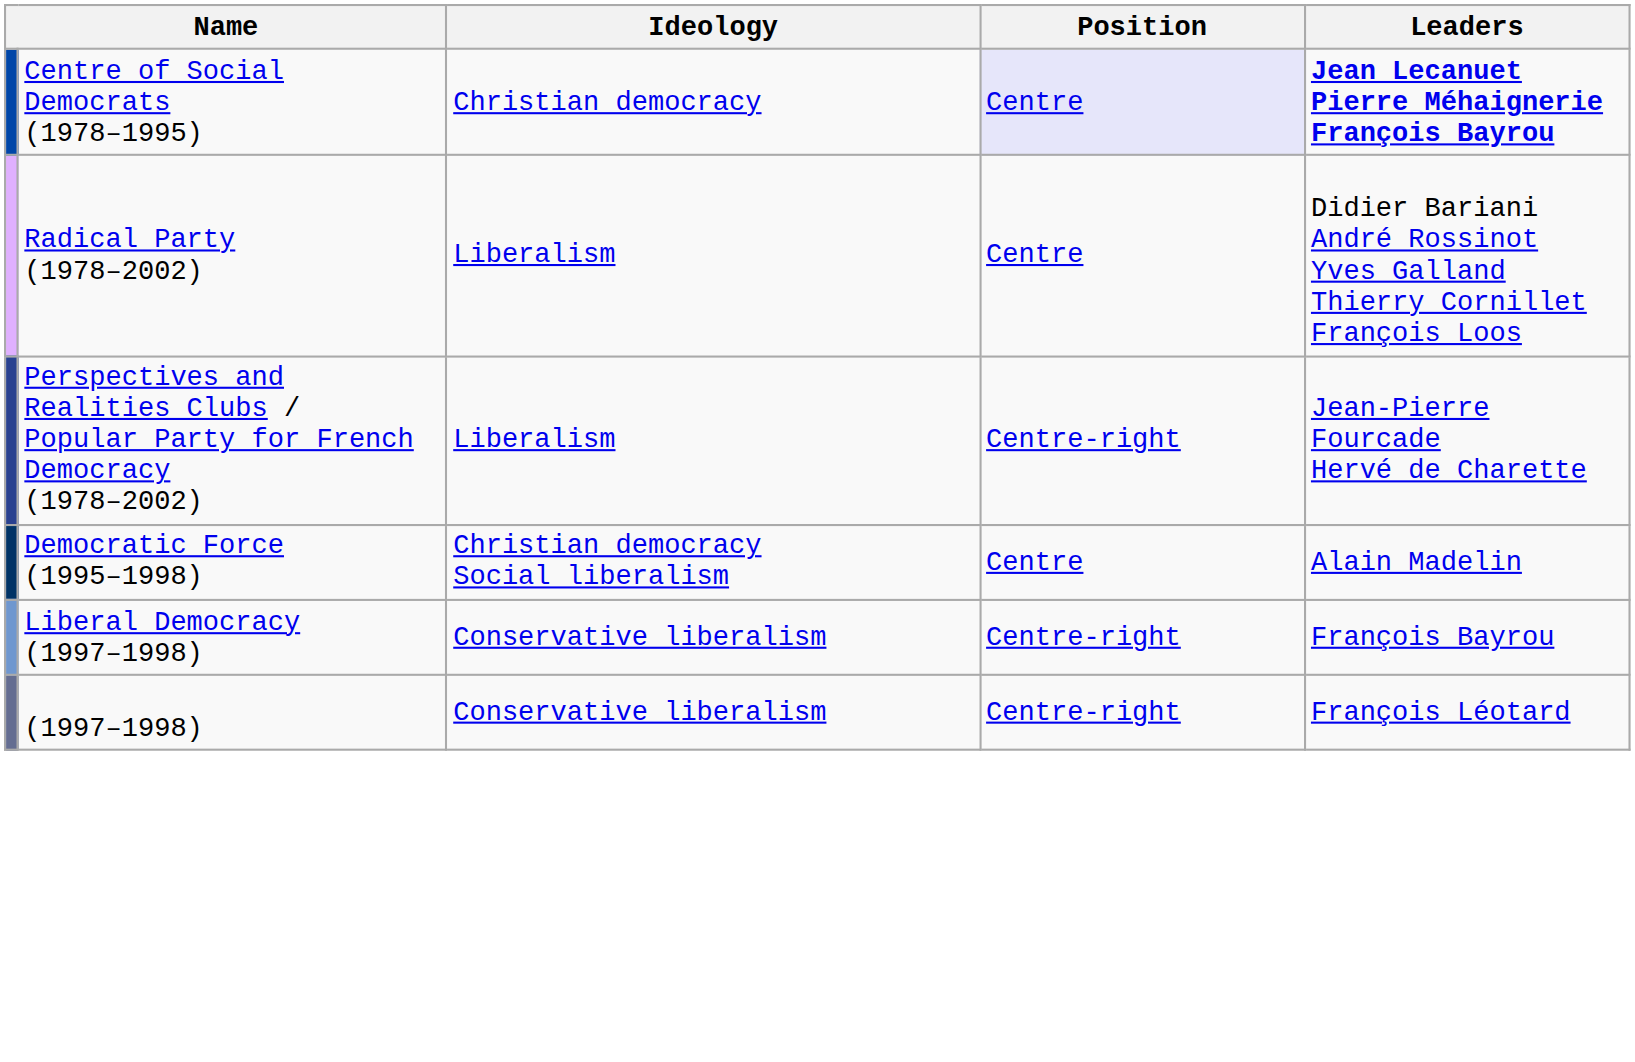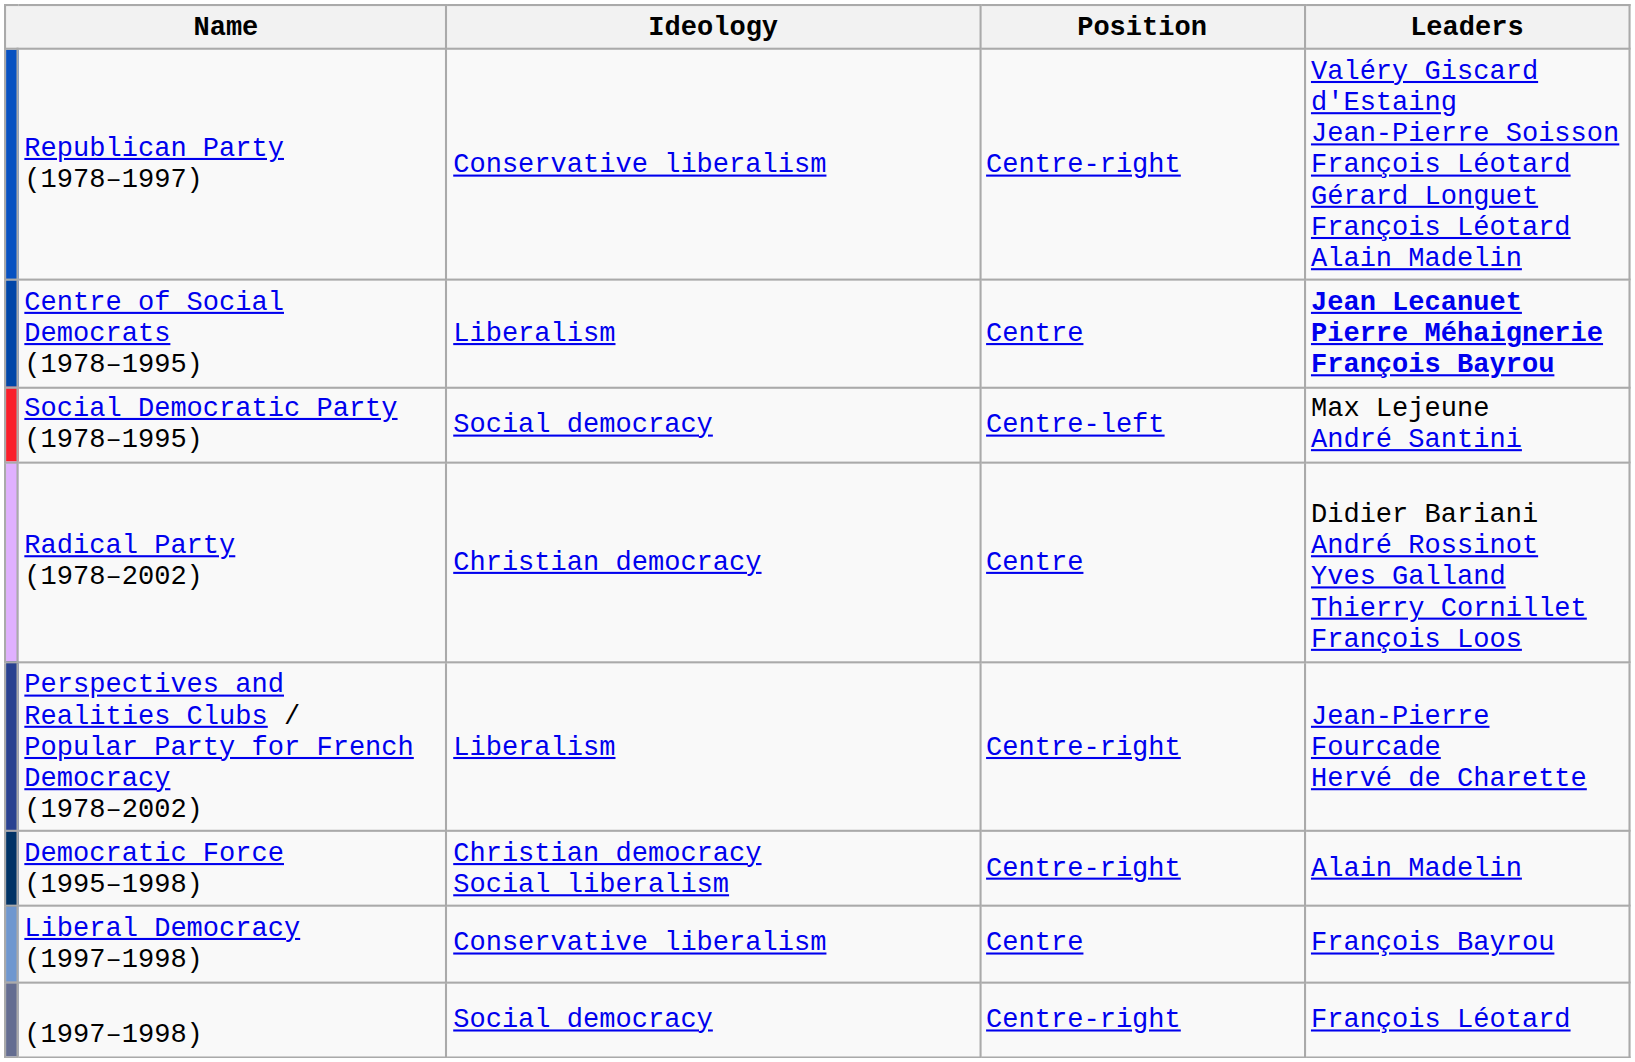+ row: (154, 165)
(607, 102) Christian democracy -> (534, 334) Liberalism
(1035, 102) lavender background -> (1035, 334) no background
+ row: (211, 424)
(534, 256) Liberalism -> (607, 562) Christian democracy
(1035, 562) Centre -> (1083, 869) Centre-right
(1083, 637) Centre-right -> (1035, 944) Centre
(640, 713) Conservative liberalism -> (583, 1019) Social democracy
